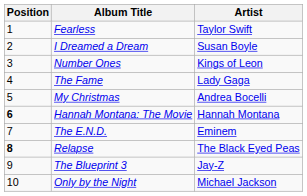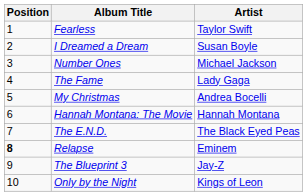(230, 64) Kings of Leon -> (237, 64) Michael Jackson
(10, 115) bold -> (10, 115) normal
(217, 132) Eminem -> (248, 132) The Black Eyed Peas
(248, 149) The Black Eyed Peas -> (217, 149) Eminem
(237, 183) Michael Jackson -> (230, 183) Kings of Leon
